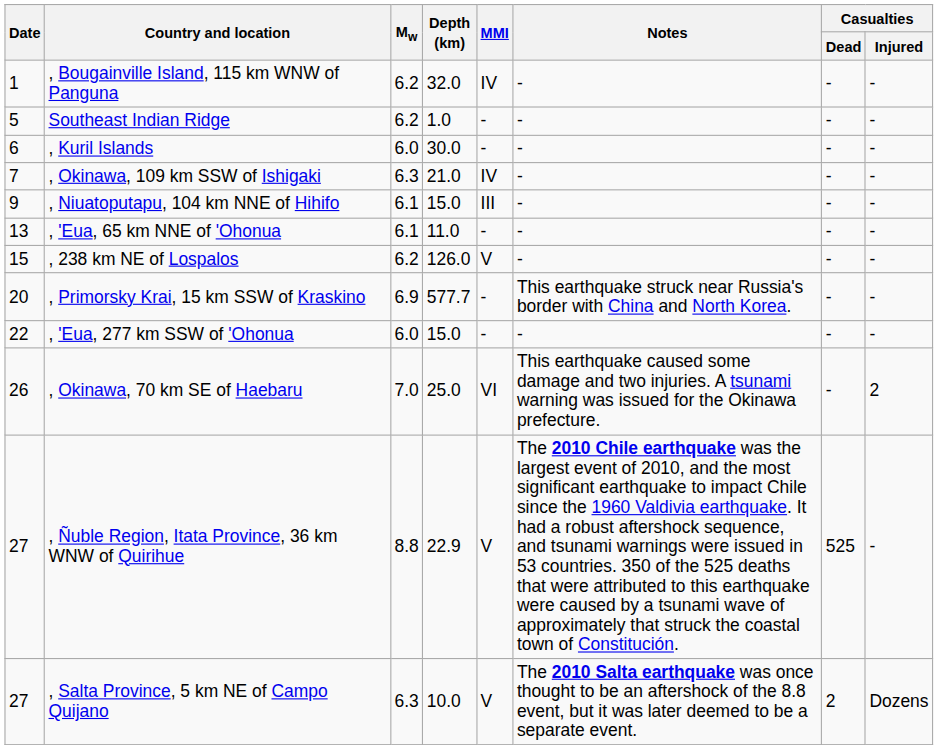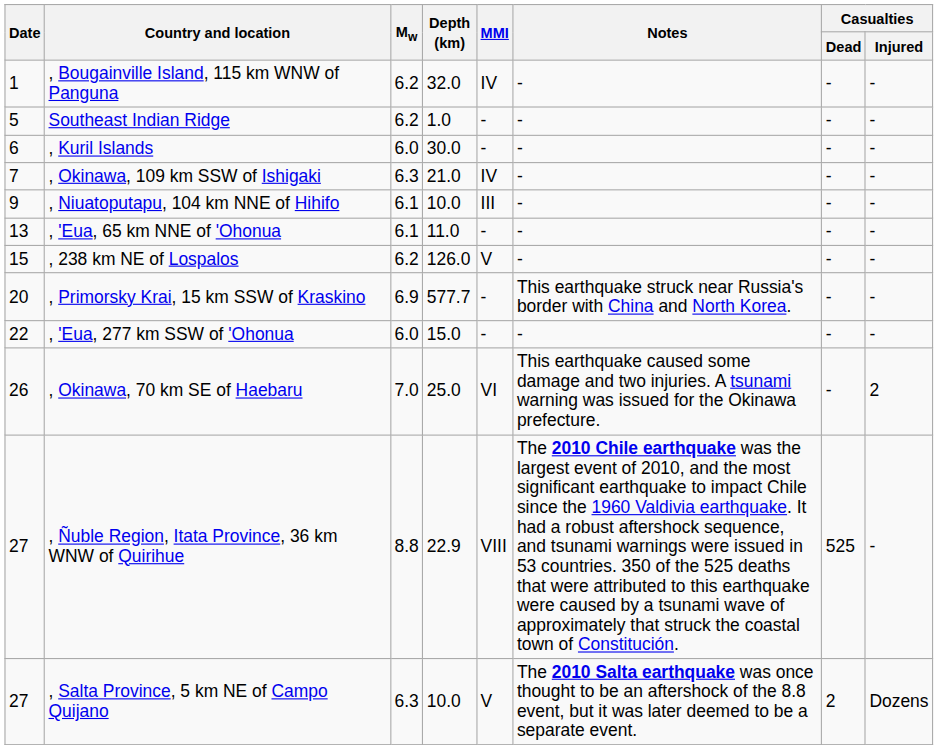(444, 203) 15.0 -> (444, 203) 10.0
(486, 546) V -> (494, 546) VIII
